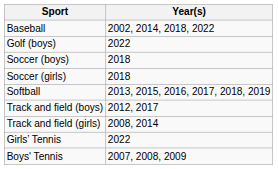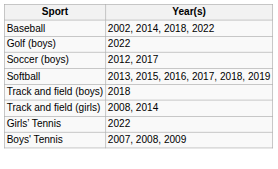(119, 60) 2018 -> (133, 60) 2012, 2017
- row: (36, 76)
(133, 108) 2012, 2017 -> (119, 92) 2018
